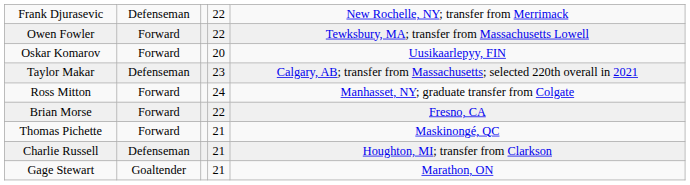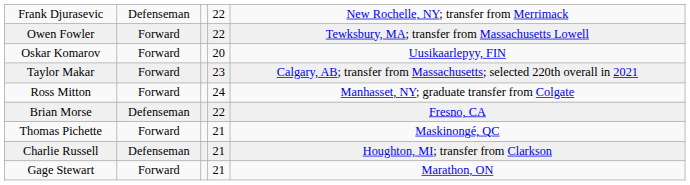(159, 72) Defenseman -> (159, 72) Forward
(159, 111) Forward -> (159, 111) Defenseman
(159, 170) Goaltender -> (159, 170) Forward
